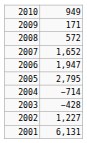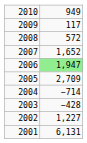(73, 25) 171 -> (73, 25) 117
(68, 65) no background -> (68, 65) lightgreen background
(68, 78) 2,795 -> (68, 78) 2,709
